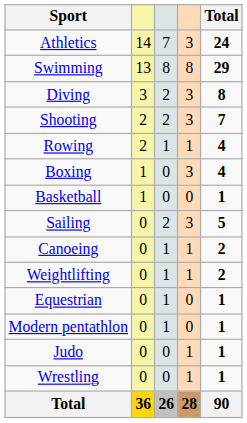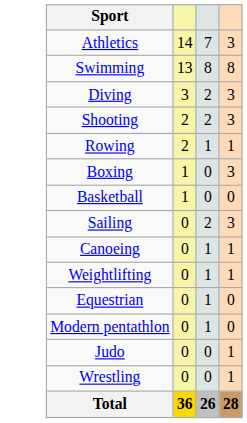- column: (222, 17)
